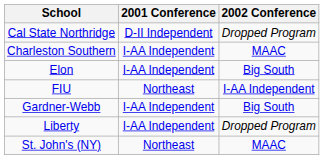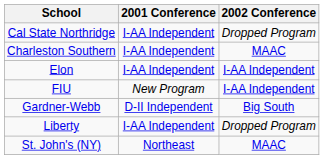(169, 32) D-II Independent -> (169, 32) I-AA Independent
(269, 70) Big South -> (269, 70) I-AA Independent
(169, 88) Northeast -> (169, 88) New Program
(169, 107) I-AA Independent -> (169, 107) D-II Independent
